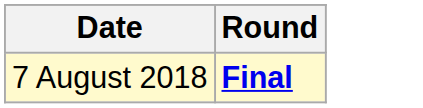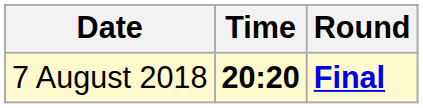+ column: (261, 28)
